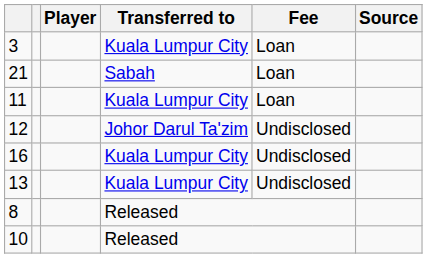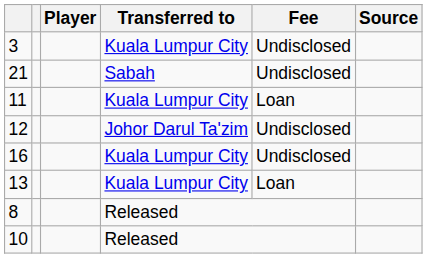(275, 45) Loan -> (304, 45) Undisclosed
(275, 73) Loan -> (304, 73) Undisclosed
(304, 184) Undisclosed -> (275, 184) Loan
